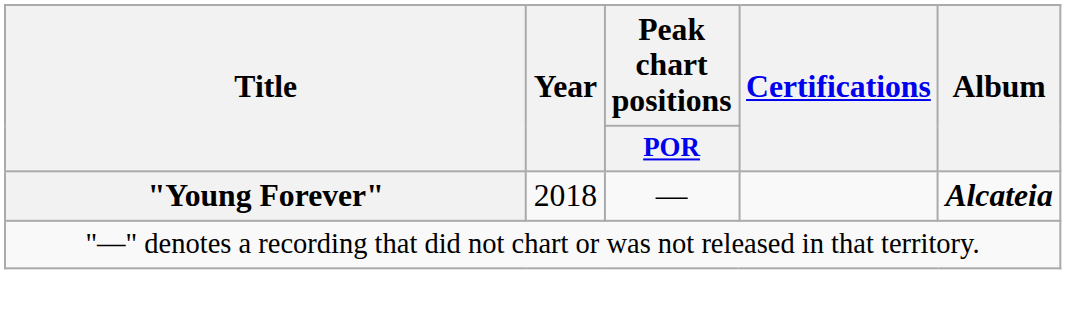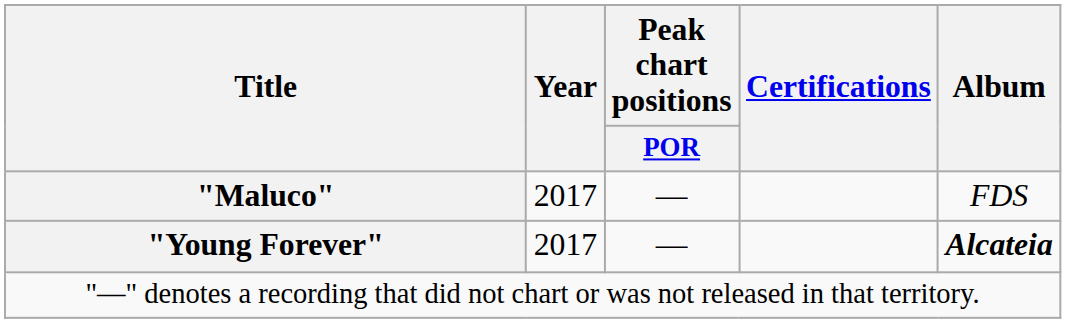+ row: (266, 195)
(565, 195) 2018 -> (565, 245) 2017
